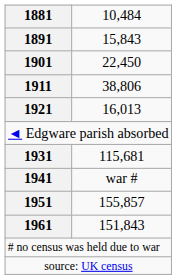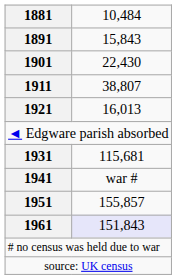(122, 62) 22,450 -> (122, 62) 22,430
(122, 86) 38,806 -> (122, 86) 38,807
(122, 226) no background -> (122, 226) lavender background
